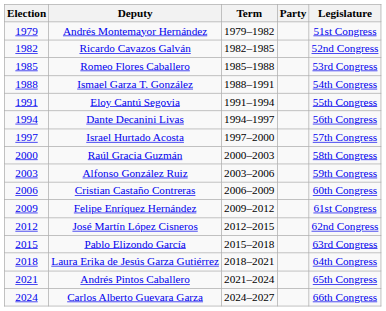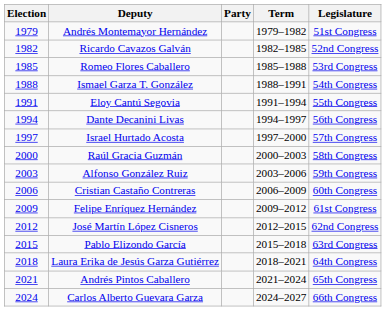columns swapped: (293, 13) <-> (249, 13)
